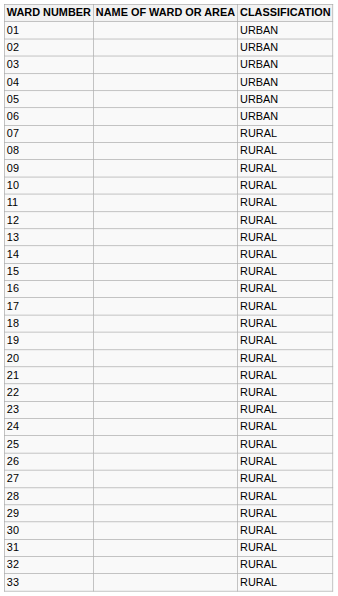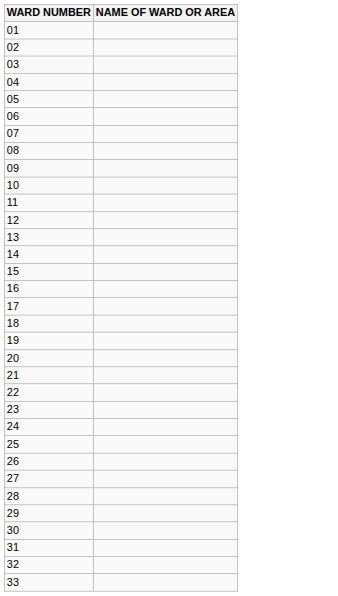- column: (285, 13)
